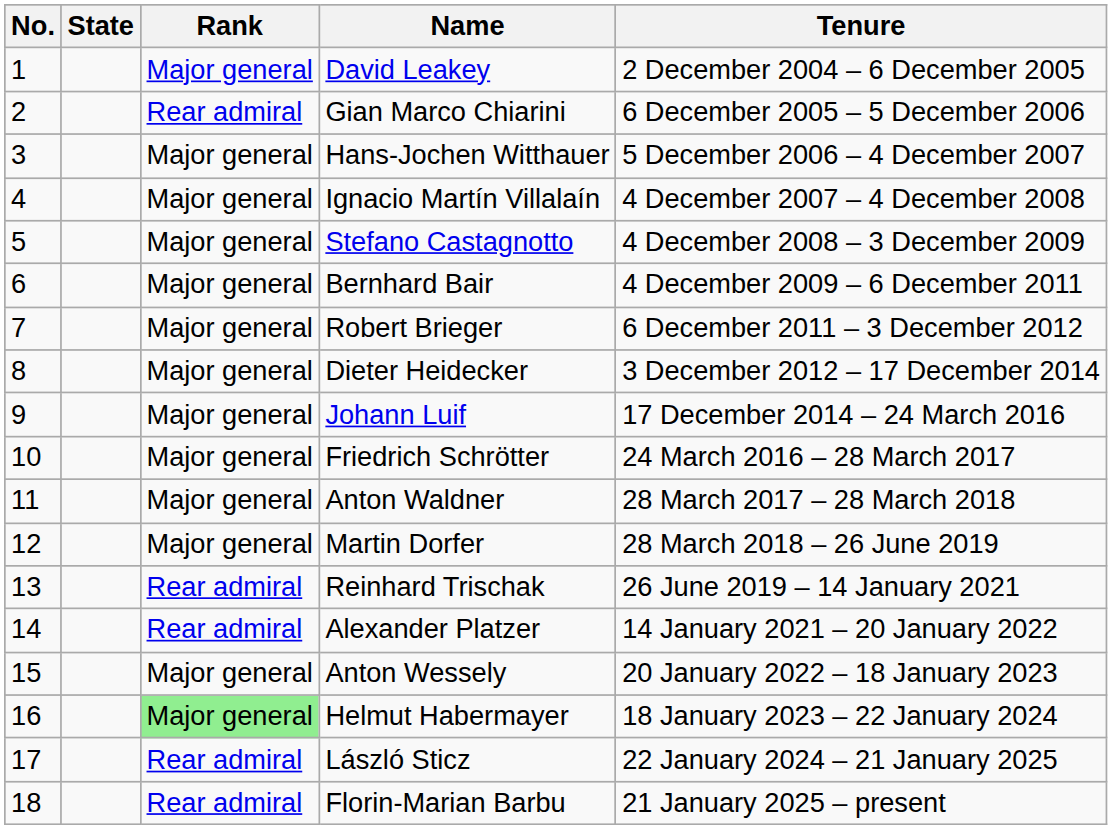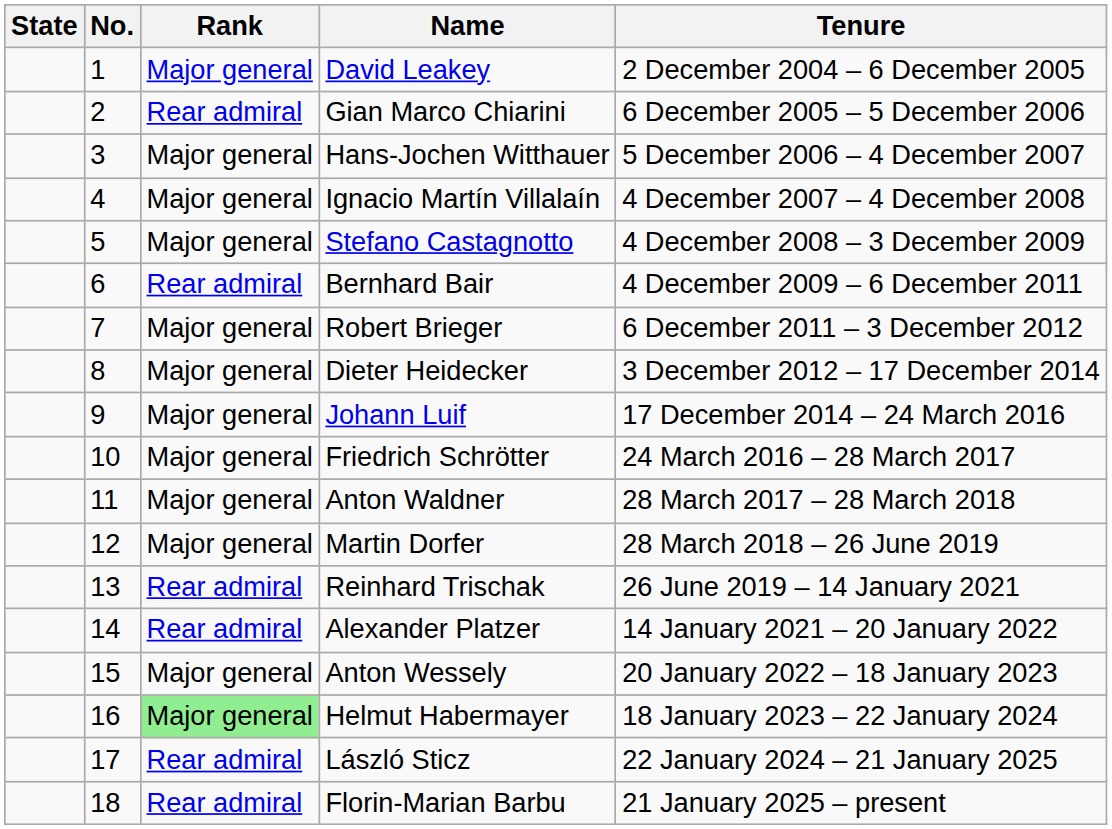columns swapped: (33, 26) <-> (101, 26)
(230, 284) Major general -> (224, 284) Rear admiral
